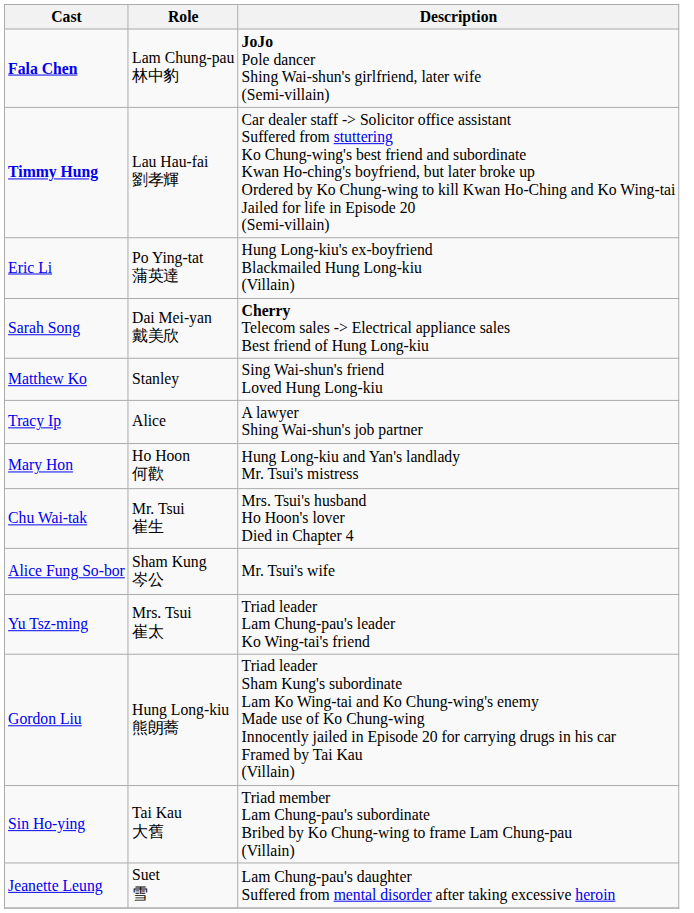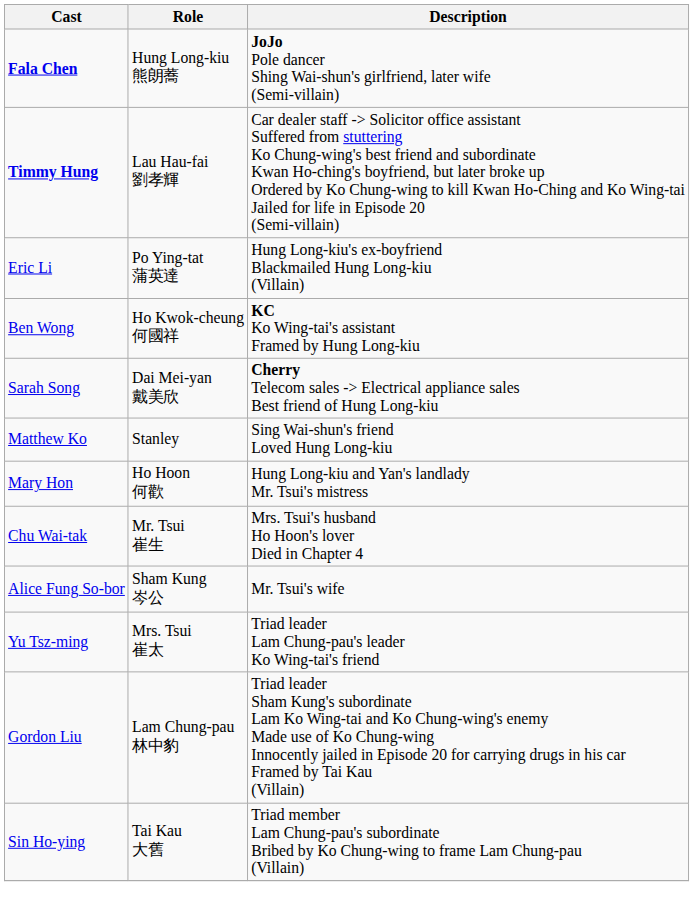(183, 67) Lam Chung-pau 林中豹 -> (181, 67) Hung Long-kiu 熊朗蕎
+ row: (41, 328)
- row: (35, 421)
(181, 718) Hung Long-kiu 熊朗蕎 -> (183, 736) Lam Chung-pau 林中豹
- row: (55, 885)
